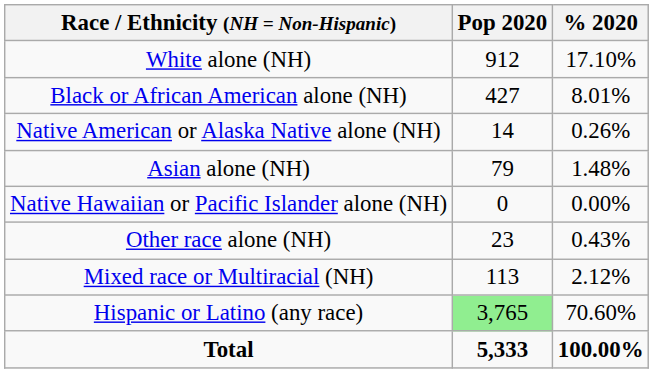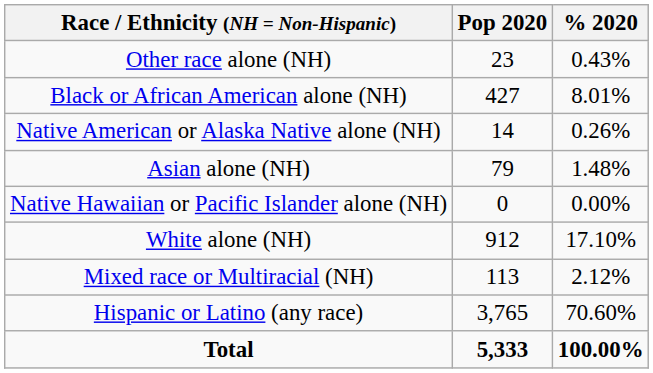rows swapped: (229, 58) <-> (229, 240)
(502, 312) lightgreen background -> (502, 312) no background
